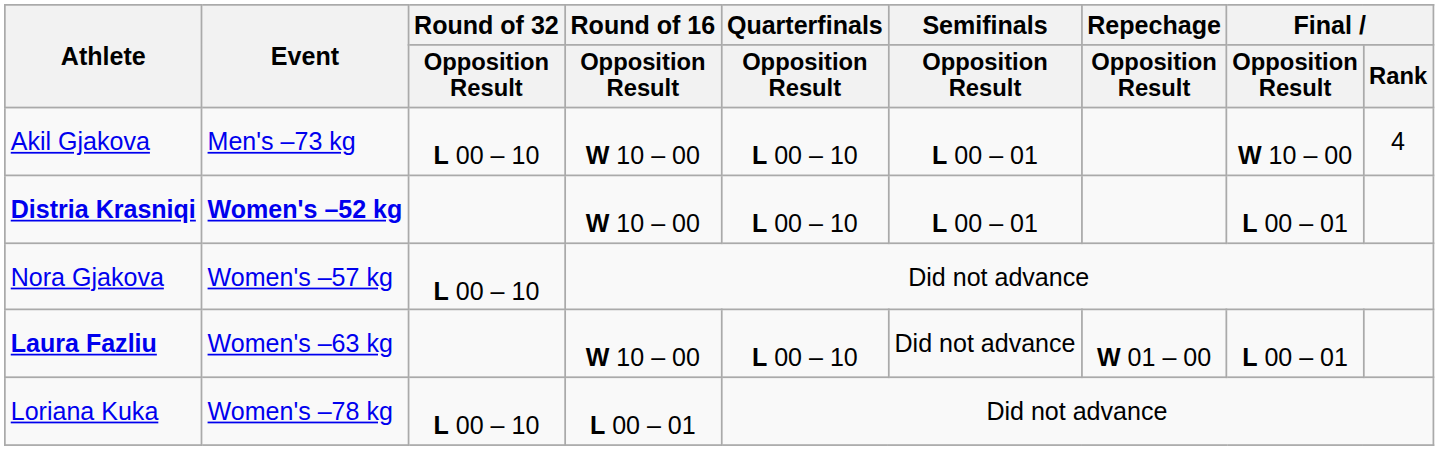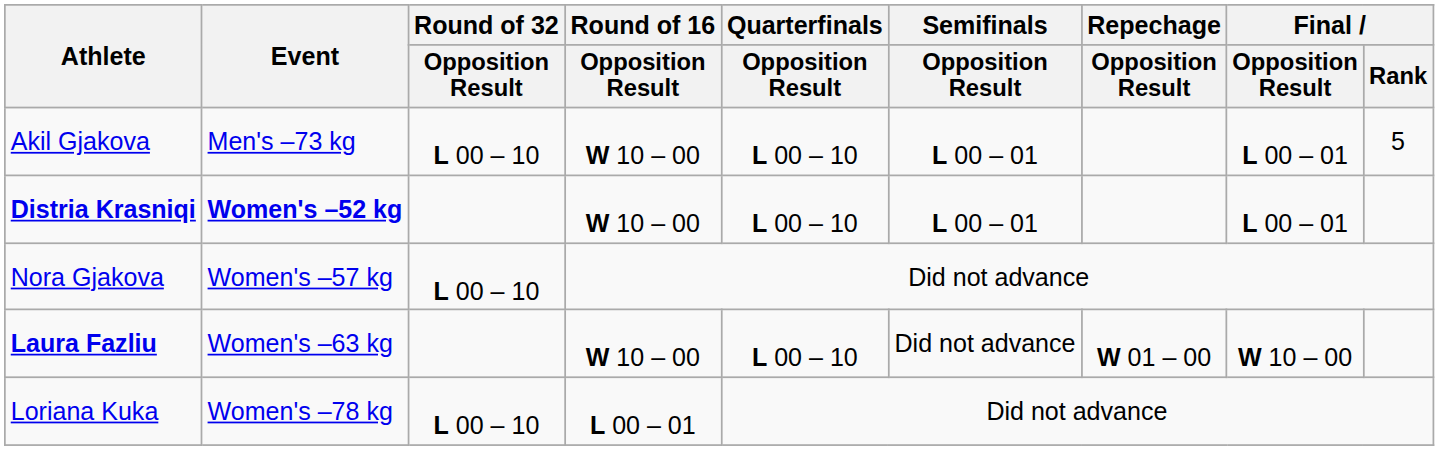(1295, 156) W 10 – 00 -> (1295, 156) L 00 – 01
(1398, 142) 4 -> (1398, 142) 5
(1295, 358) L 00 – 01 -> (1295, 358) W 10 – 00
